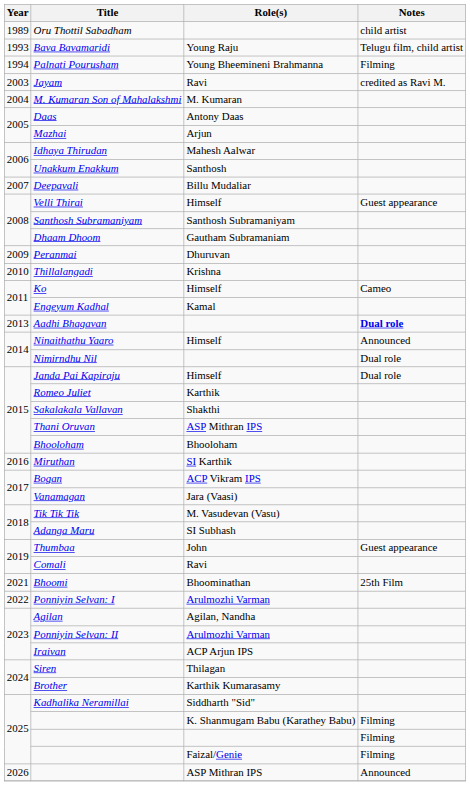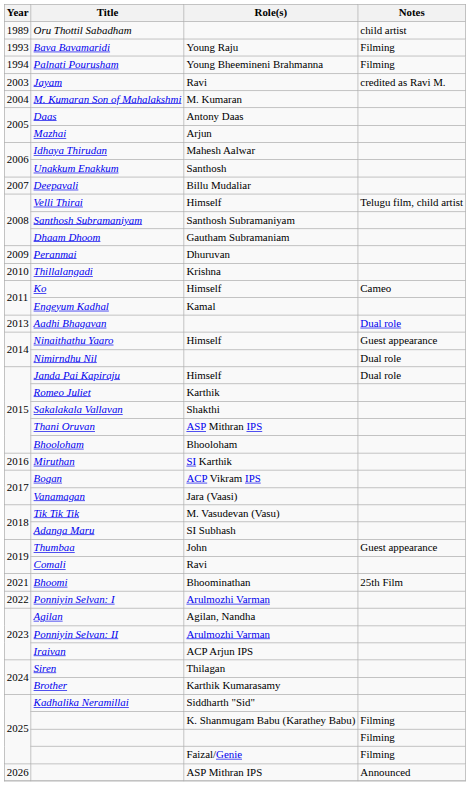(412, 47) Telugu film, child artist -> (378, 47) Filming
(399, 202) Guest appearance -> (412, 202) Telugu film, child artist
(382, 323) bold -> (381, 323) normal
(385, 340) Announced -> (399, 340) Guest appearance
